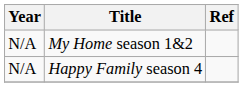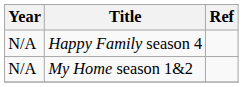rows swapped: (121, 43) <-> (125, 69)
